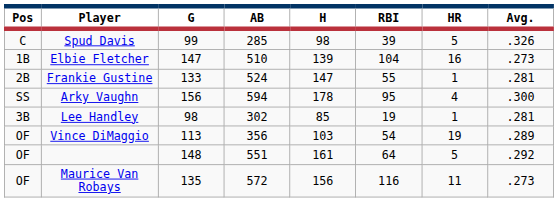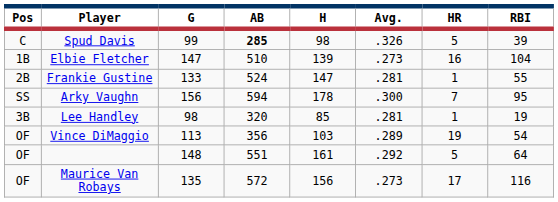columns swapped: (520, 18) <-> (389, 18)
(257, 40) normal -> (257, 40) bold
(455, 97) 4 -> (455, 97) 7
(257, 117) 302 -> (257, 117) 320
(455, 180) 11 -> (455, 180) 17
